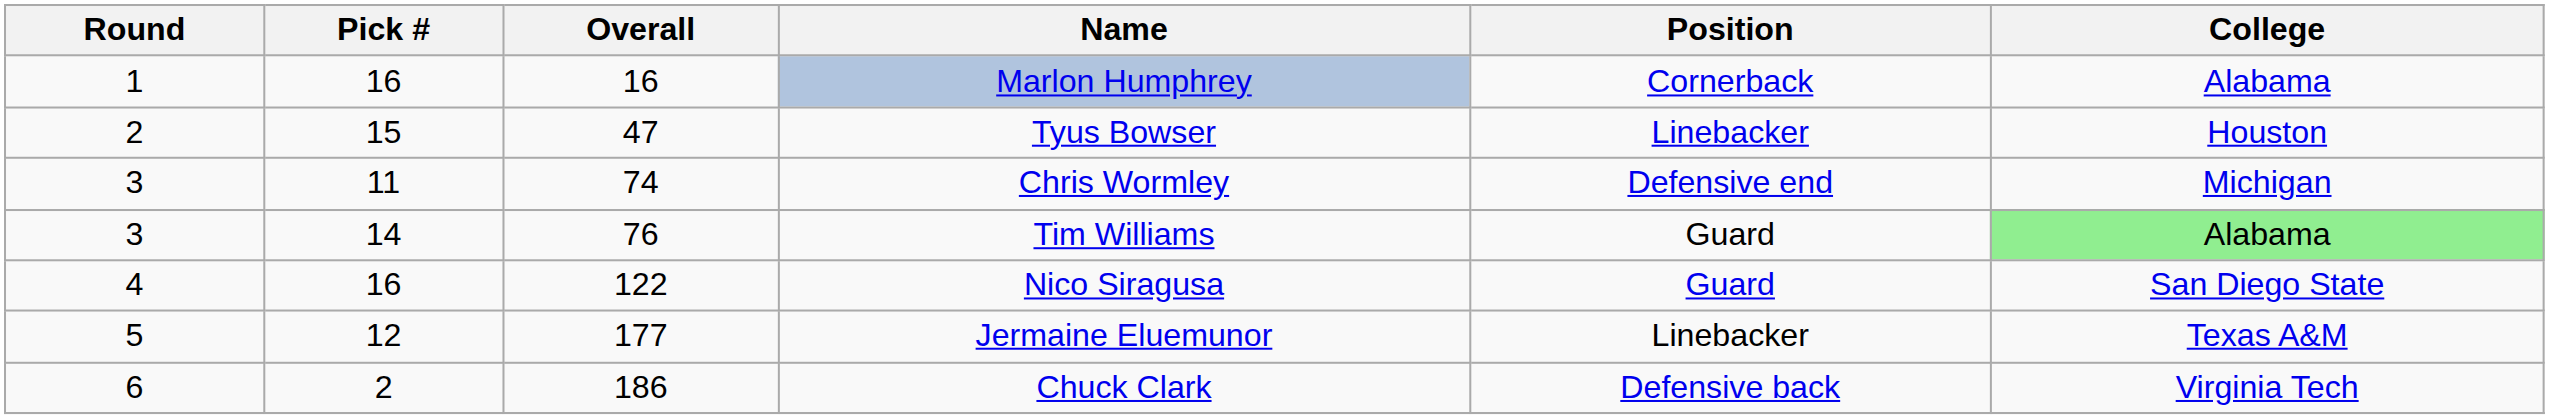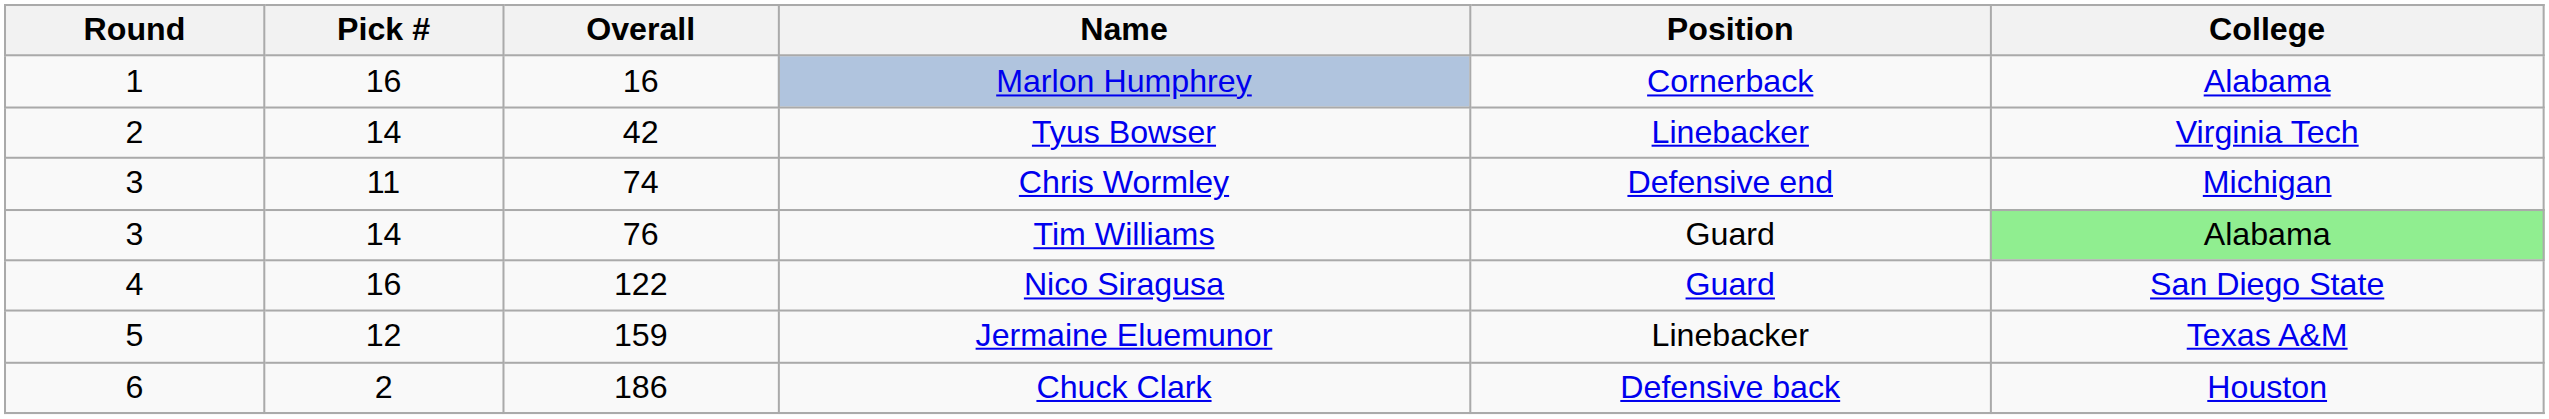(384, 132) 15 -> (384, 132) 14
(641, 132) 47 -> (641, 132) 42
(2267, 132) Houston -> (2267, 132) Virginia Tech
(641, 336) 177 -> (641, 336) 159
(2267, 387) Virginia Tech -> (2267, 387) Houston
